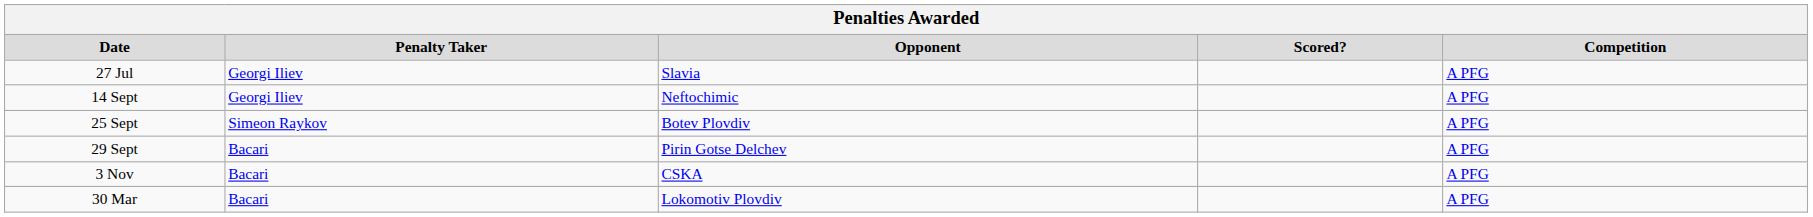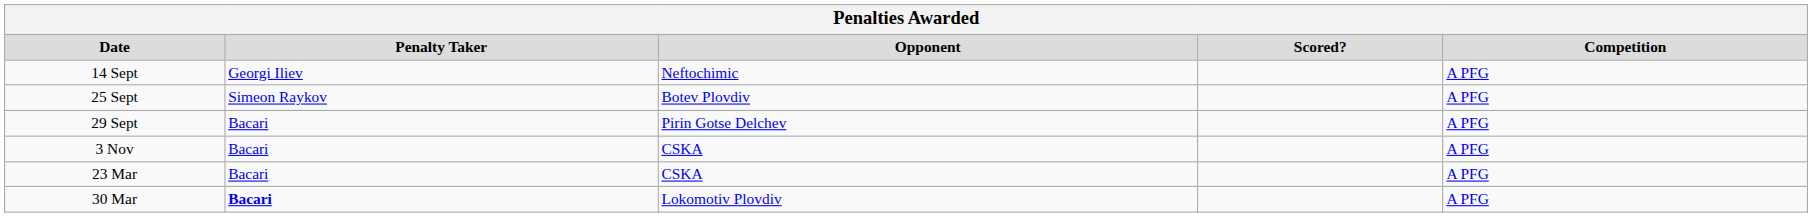- row: (115, 72)
+ row: (115, 174)
(248, 199) normal -> (250, 199) bold
